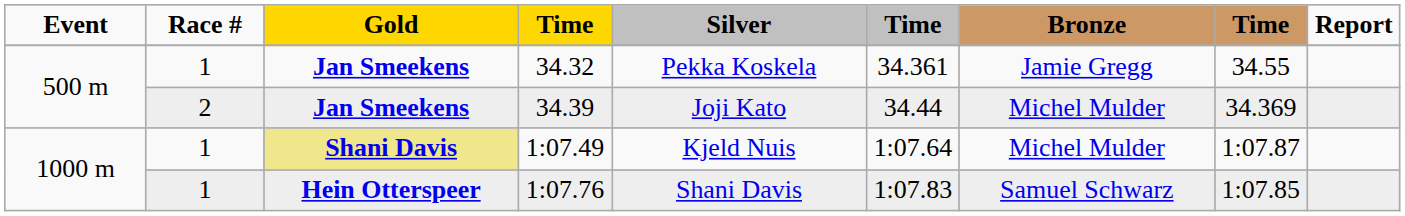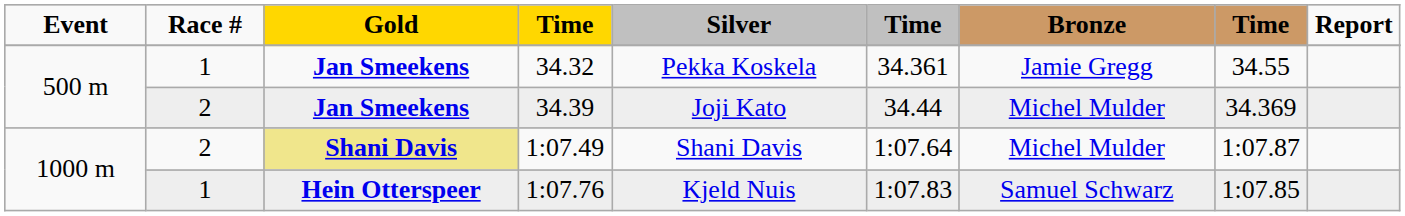(205, 148) 1 -> (205, 148) 2
(739, 148) Kjeld Nuis -> (739, 148) Shani Davis
(739, 189) Shani Davis -> (739, 189) Kjeld Nuis
